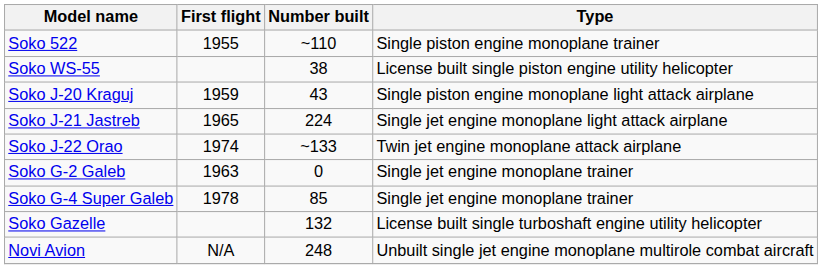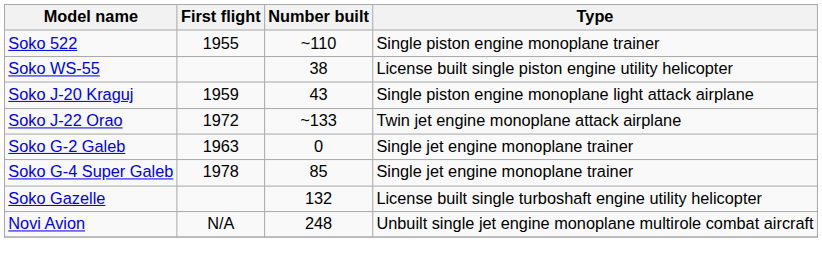- row: (74, 120)
(221, 146) 1974 -> (221, 120) 1972
